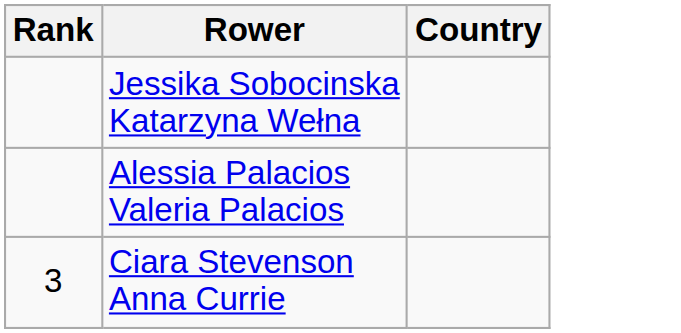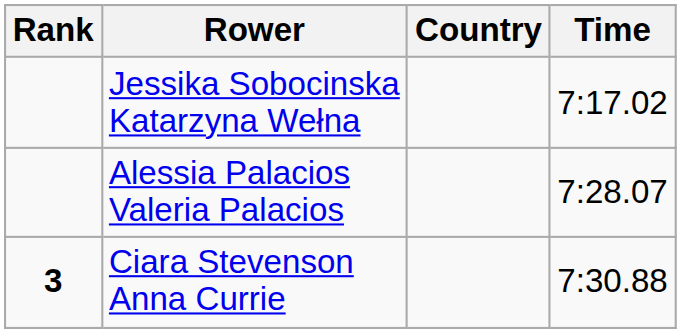+ column: (613, 30)
(53, 281) normal -> (53, 281) bold
